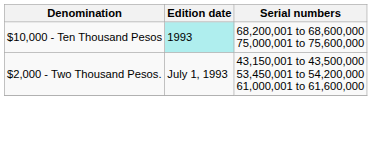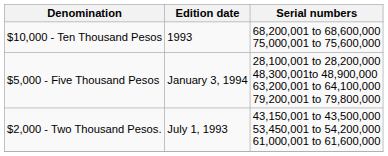(180, 37) paleturquoise background -> (180, 37) no background
+ row: (83, 80)
